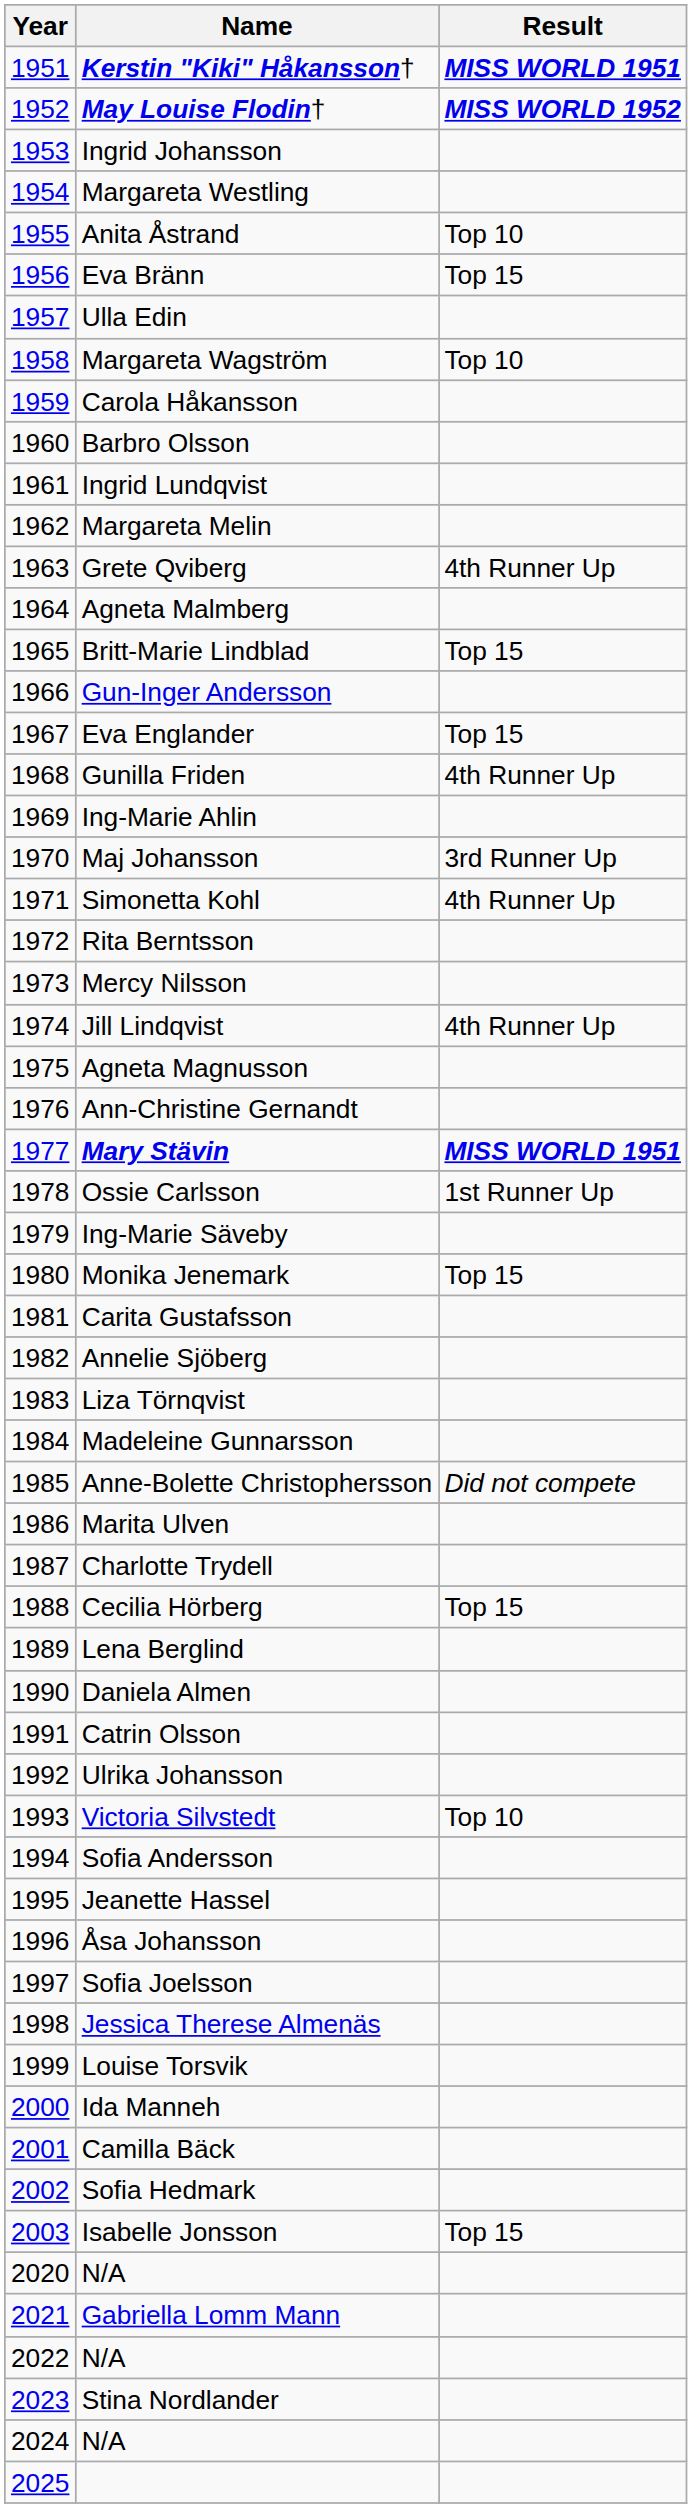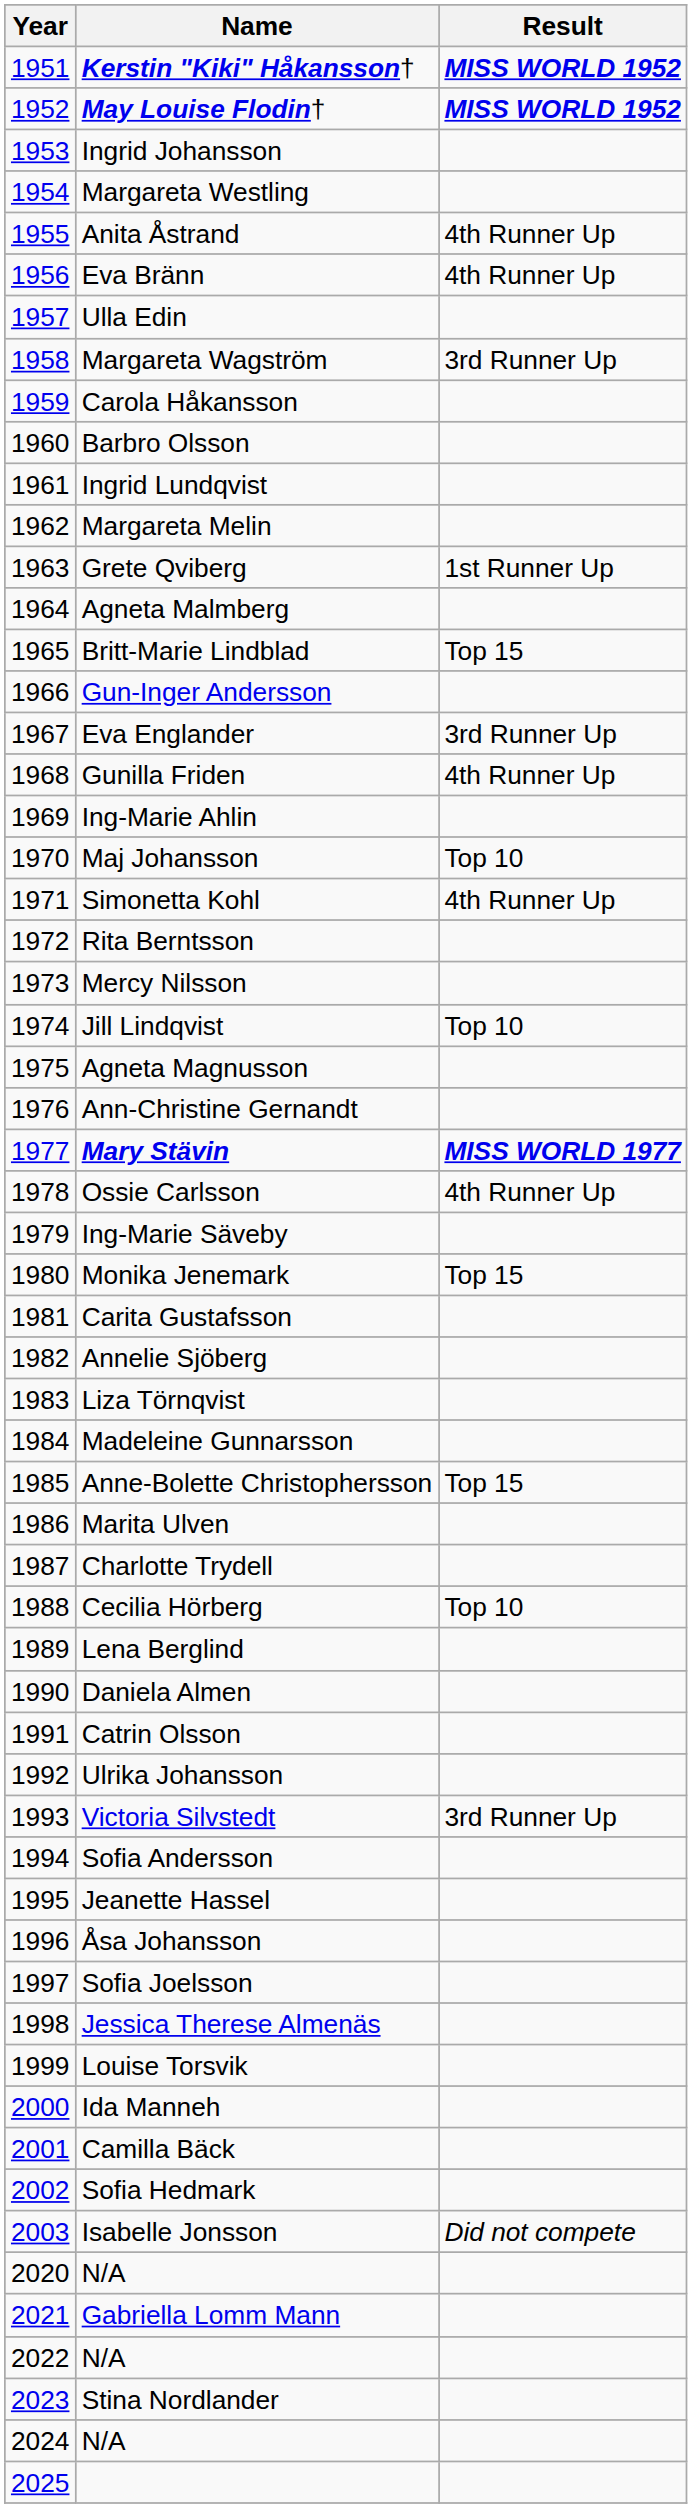(563, 67) MISS WORLD 1951 -> (563, 67) MISS WORLD 1952
(484, 234) Top 10 -> (530, 234) 4th Runner Up
(484, 276) Top 15 -> (530, 276) 4th Runner Up
(484, 359) Top 10 -> (531, 359) 3rd Runner Up
(530, 567) 4th Runner Up -> (529, 567) 1st Runner Up
(484, 734) Top 15 -> (531, 734) 3rd Runner Up
(531, 858) 3rd Runner Up -> (484, 858) Top 10
(530, 1025) 4th Runner Up -> (484, 1025) Top 10
(563, 1150) MISS WORLD 1951 -> (563, 1150) MISS WORLD 1977
(529, 1191) 1st Runner Up -> (530, 1191) 4th Runner Up
(540, 1483) Did not compete -> (484, 1483) Top 15
(484, 1608) Top 15 -> (484, 1608) Top 10
(484, 1816) Top 10 -> (531, 1816) 3rd Runner Up
(484, 2232) Top 15 -> (540, 2232) Did not compete
